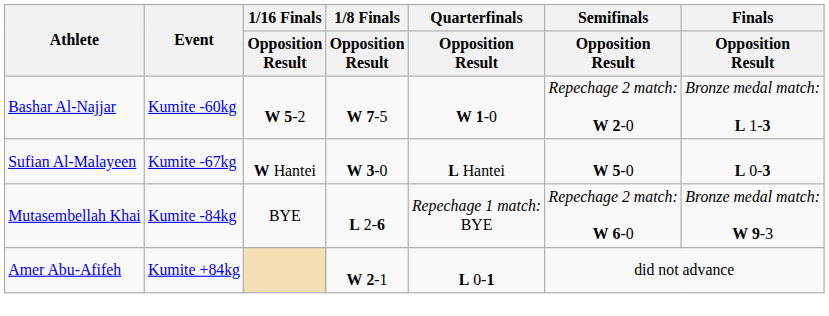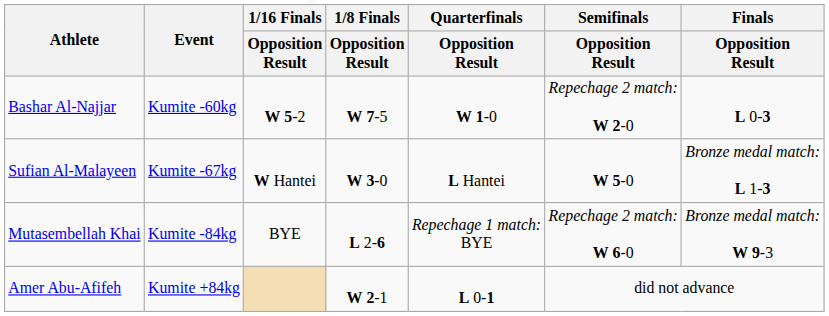(753, 107) Bronze medal match: L 1-3 -> (753, 116) L 0-3
(753, 171) L 0-3 -> (753, 171) Bronze medal match: L 1-3
